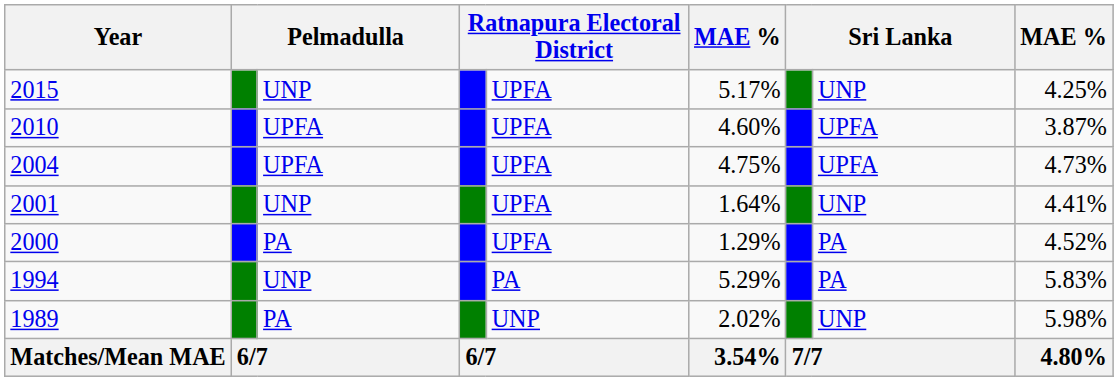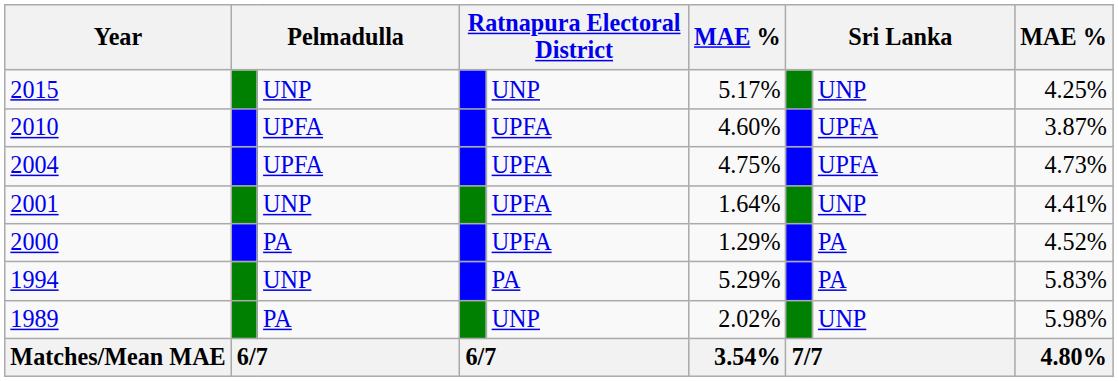(522, 89) UPFA -> (516, 89) UNP
